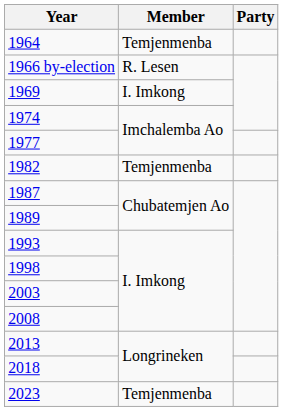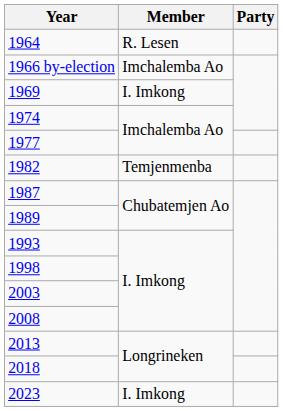(167, 42) Temjenmenba -> (150, 42) R. Lesen
(150, 67) R. Lesen -> (173, 67) Imchalemba Ao
(167, 393) Temjenmenba -> (154, 393) I. Imkong
